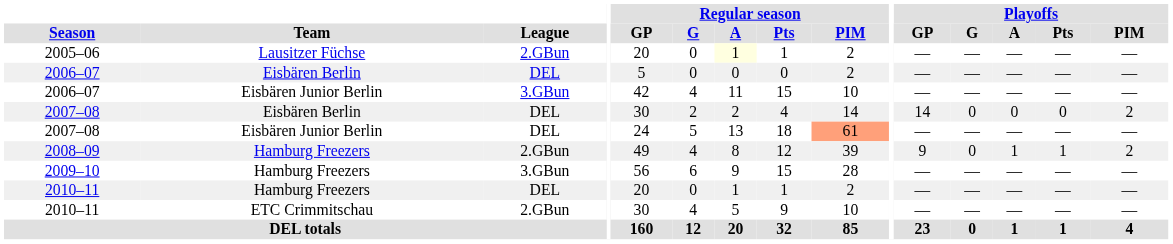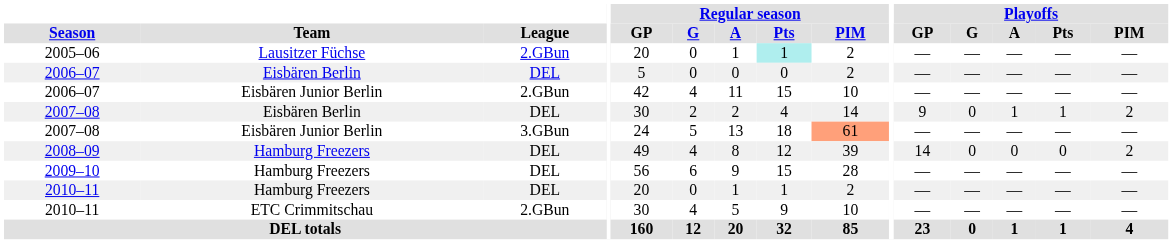(735, 53) lightyellow background -> (735, 53) no background
(784, 53) no background -> (784, 53) paleturquoise background
(545, 92) 3.GBun -> (545, 92) 2.GBun
(922, 111) 14 -> (922, 111) 9
(1014, 111) 0 -> (1014, 111) 1
(1063, 111) 0 -> (1063, 111) 1
(545, 131) DEL -> (545, 131) 3.GBun
(545, 151) 2.GBun -> (545, 151) DEL
(922, 151) 9 -> (922, 151) 14
(1014, 151) 1 -> (1014, 151) 0
(1063, 151) 1 -> (1063, 151) 0
(545, 170) 3.GBun -> (545, 170) DEL
